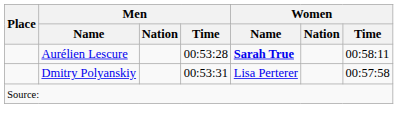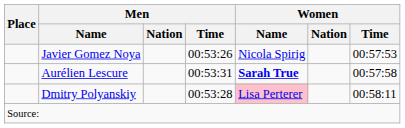+ row: (91, 53)
(206, 53) 00:53:28 -> (210, 73) 00:53:31
(367, 53) 00:58:11 -> (375, 73) 00:57:58
(206, 73) 00:53:31 -> (210, 93) 00:53:28
(266, 73) no background -> (270, 93) pink background
(368, 73) 00:57:58 -> (375, 93) 00:58:11
